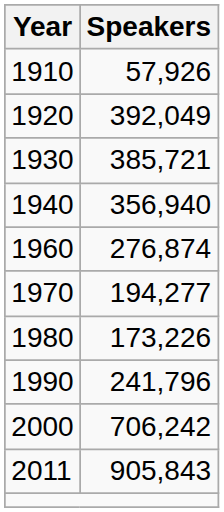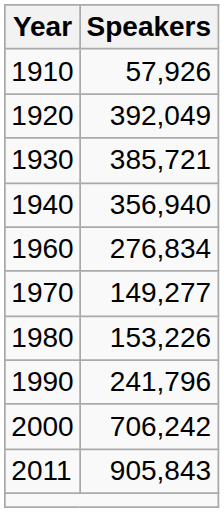(160, 248) 276,874 -> (160, 248) 276,834
(160, 293) 194,277 -> (160, 293) 149,277
(160, 337) 173,226 -> (160, 337) 153,226
